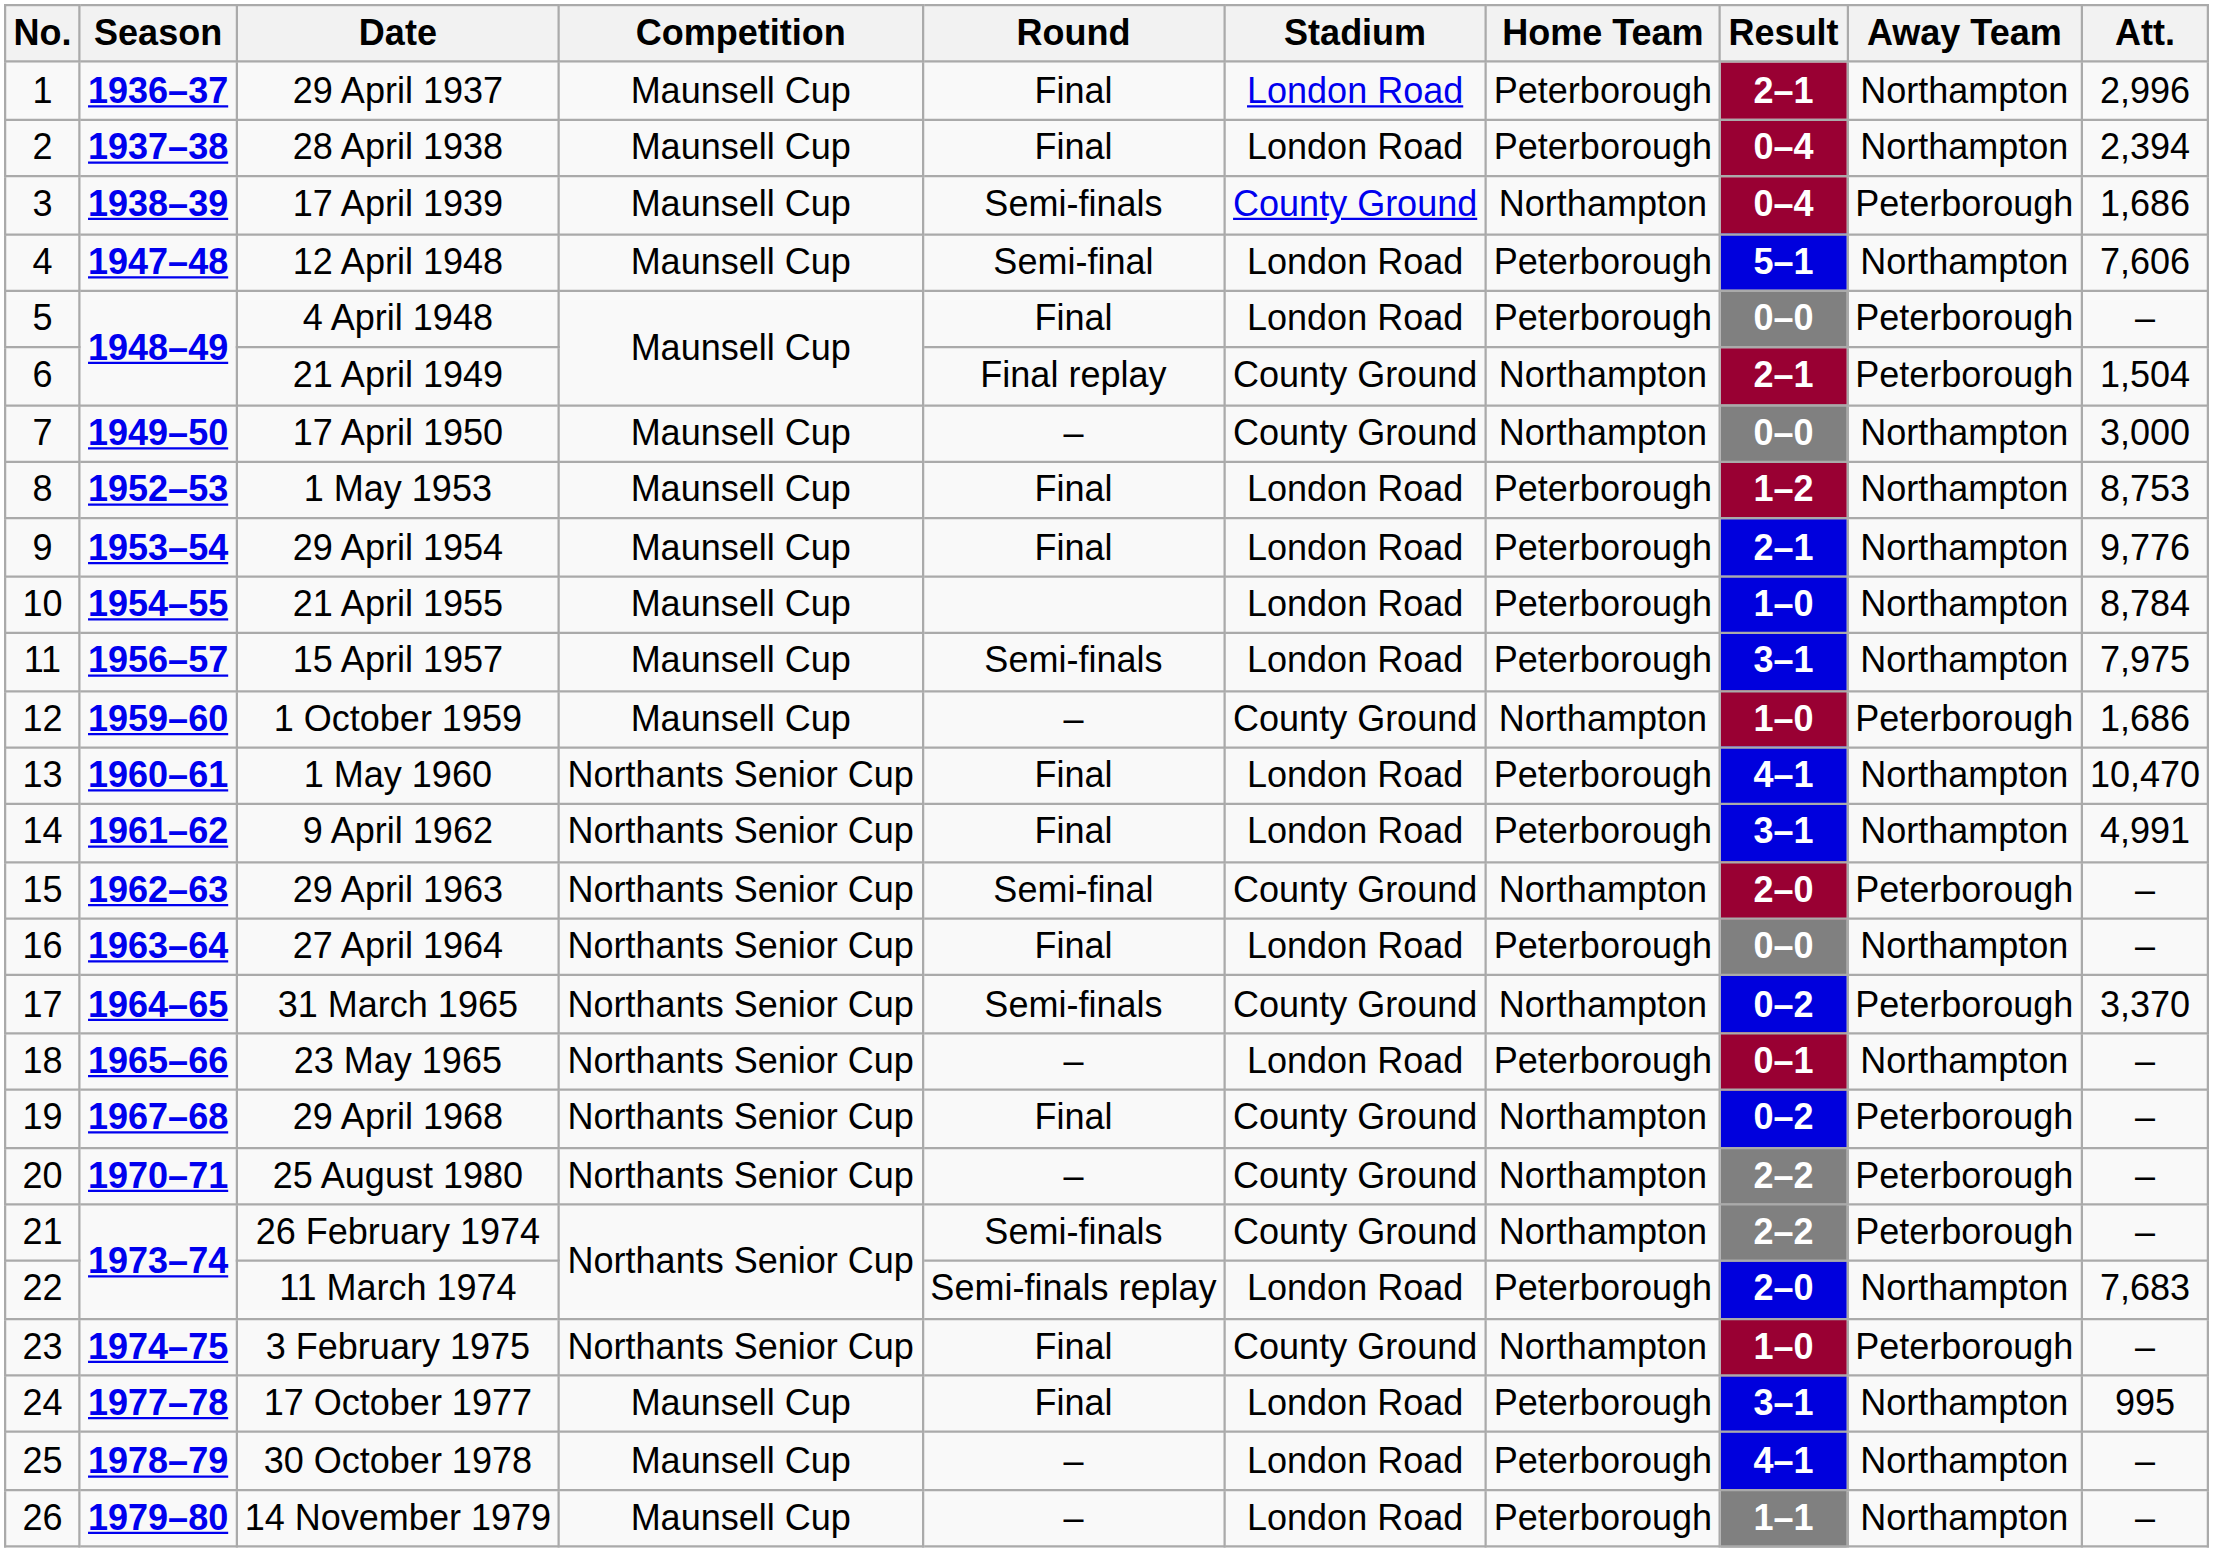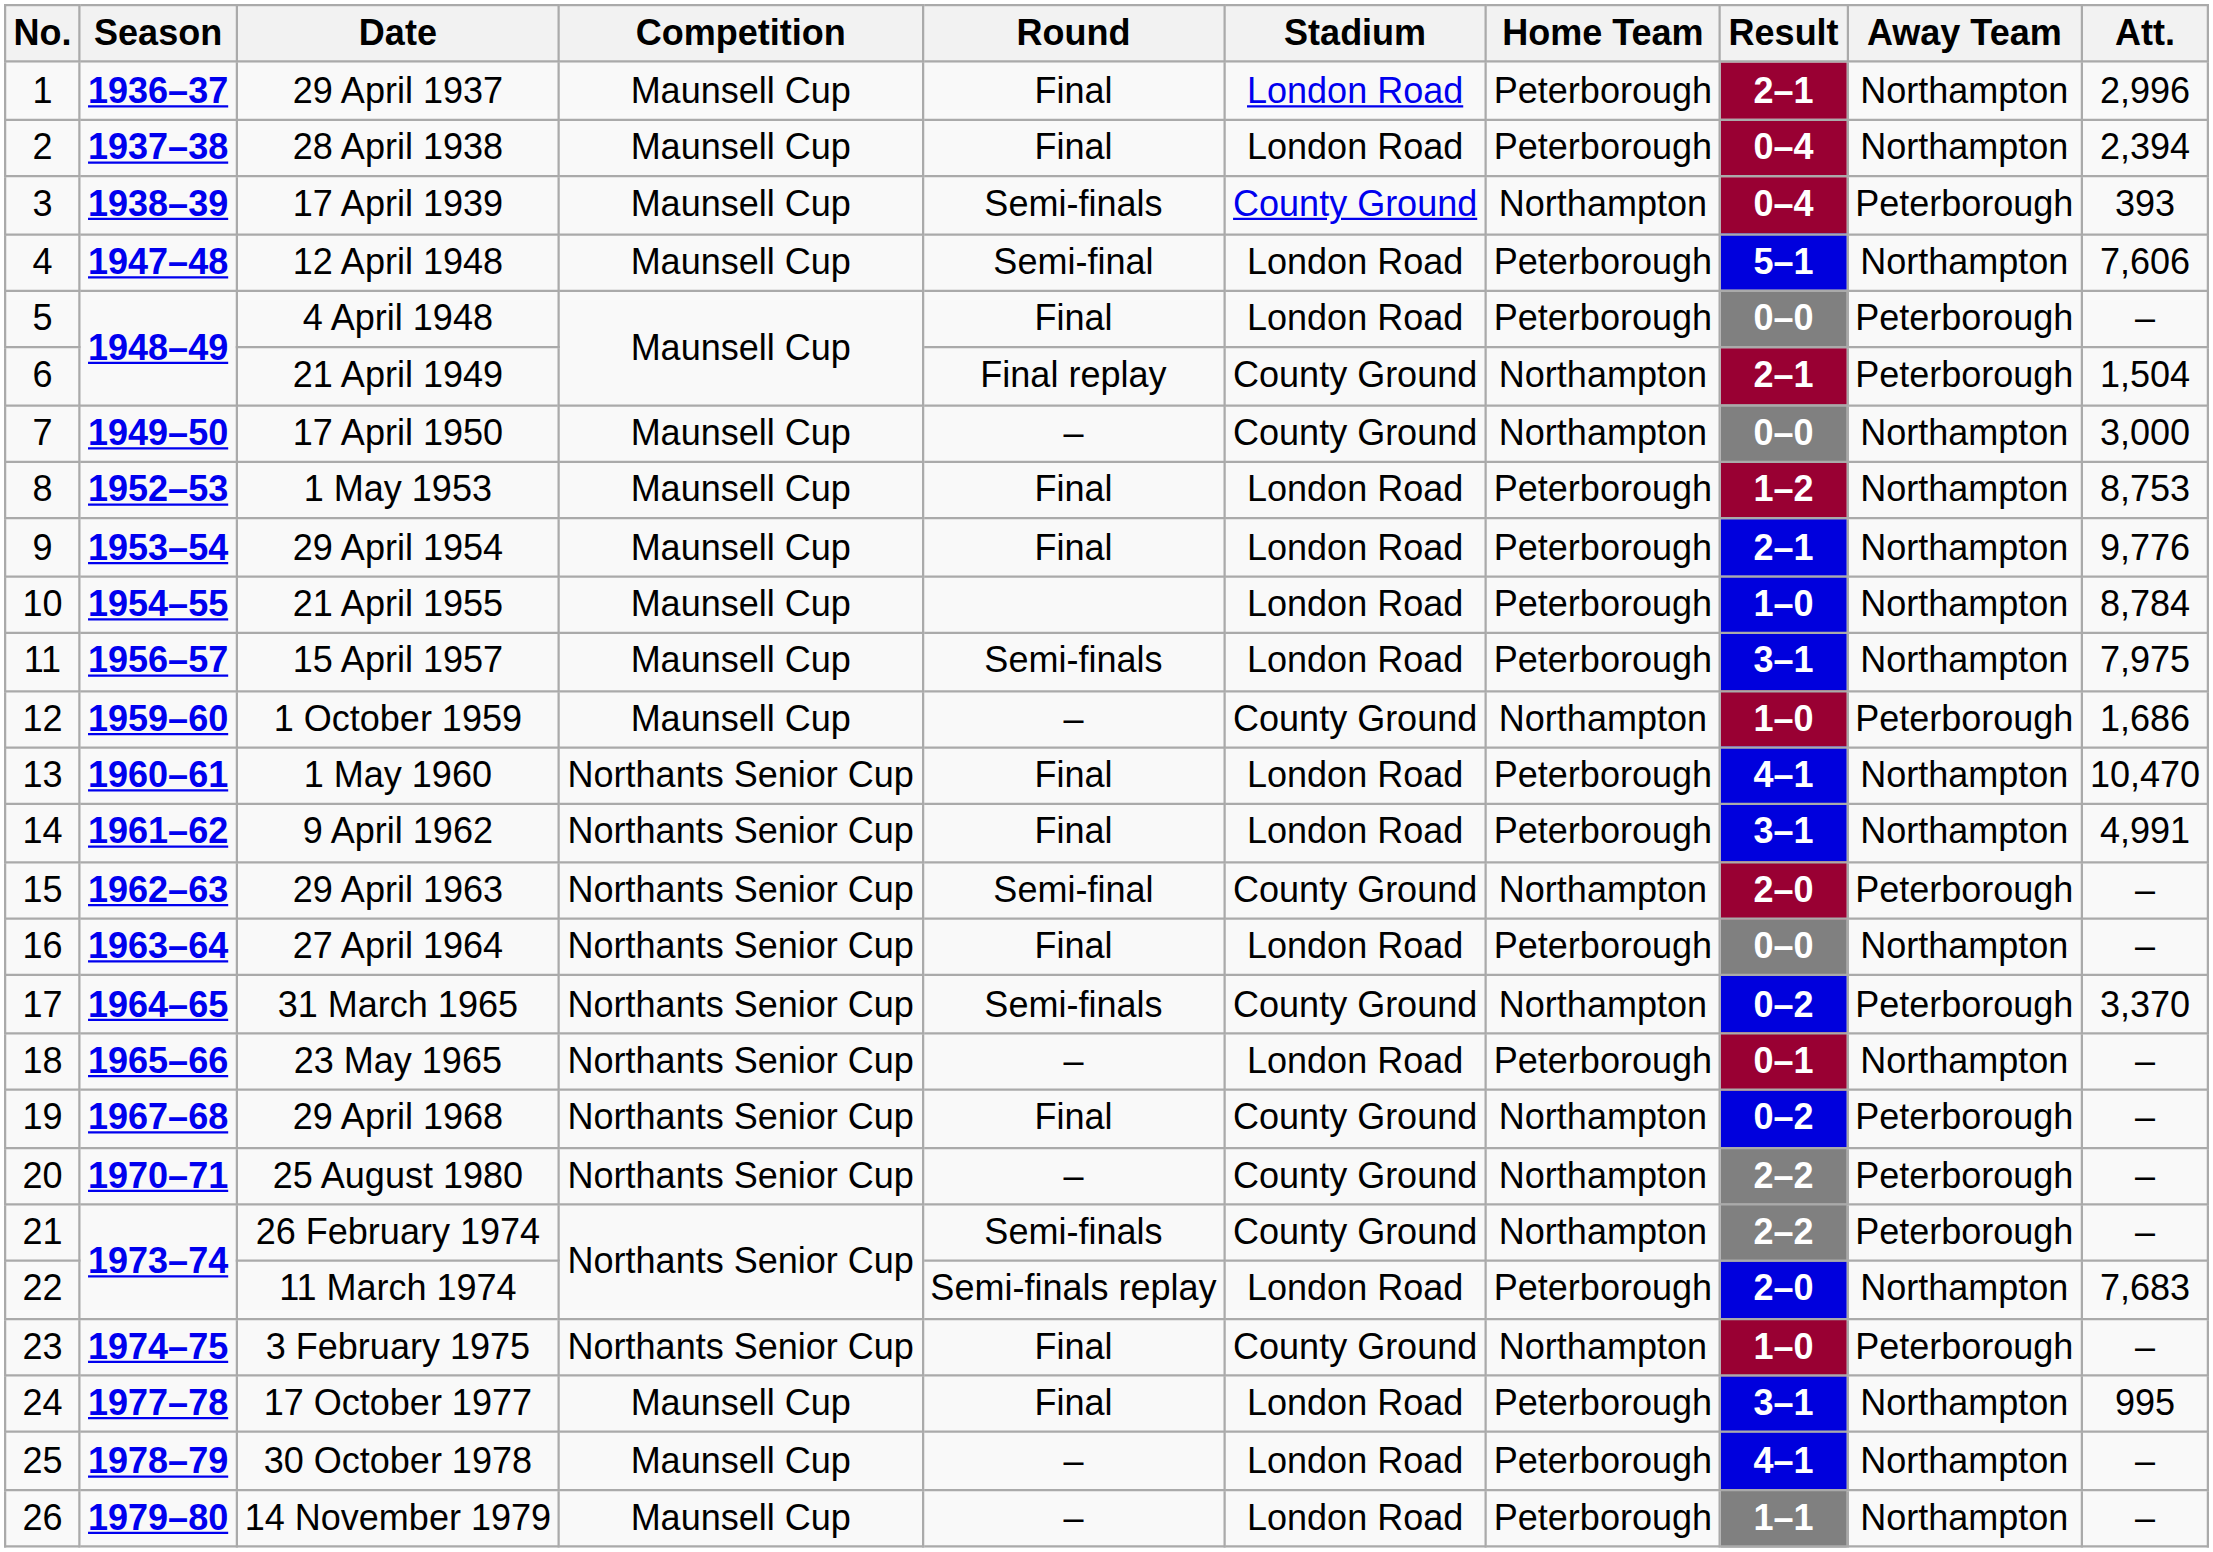(2145, 204) 1,686 -> (2145, 204) 393
